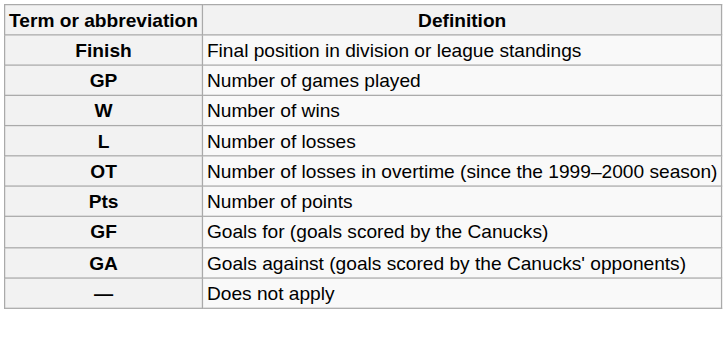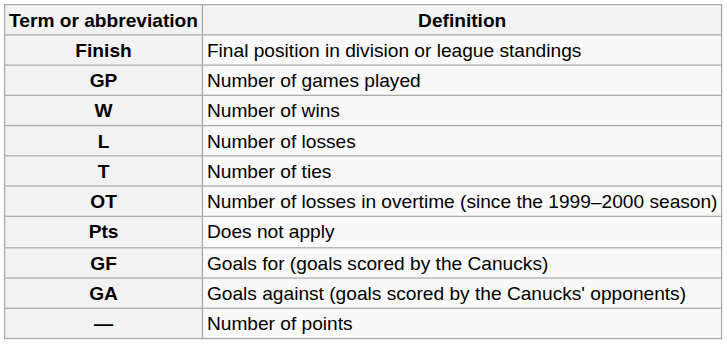+ row: (104, 172)
(280, 202) Number of points -> (271, 232) Does not apply
(271, 293) Does not apply -> (280, 323) Number of points
